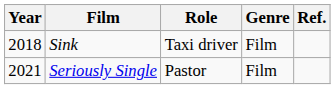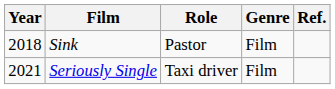(201, 44) Taxi driver -> (185, 44) Pastor
(185, 70) Pastor -> (201, 70) Taxi driver
